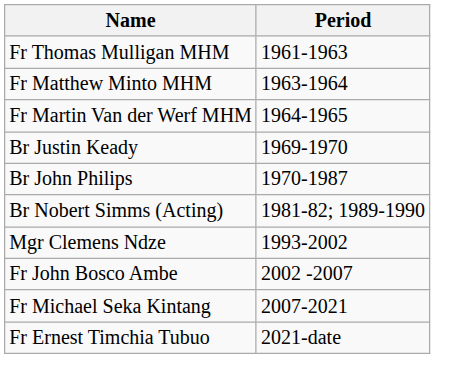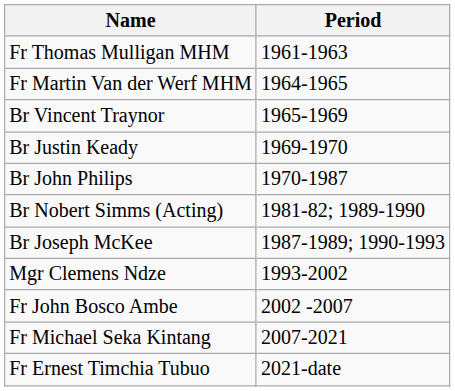- row: (111, 83)
+ row: (87, 115)
+ row: (81, 242)
